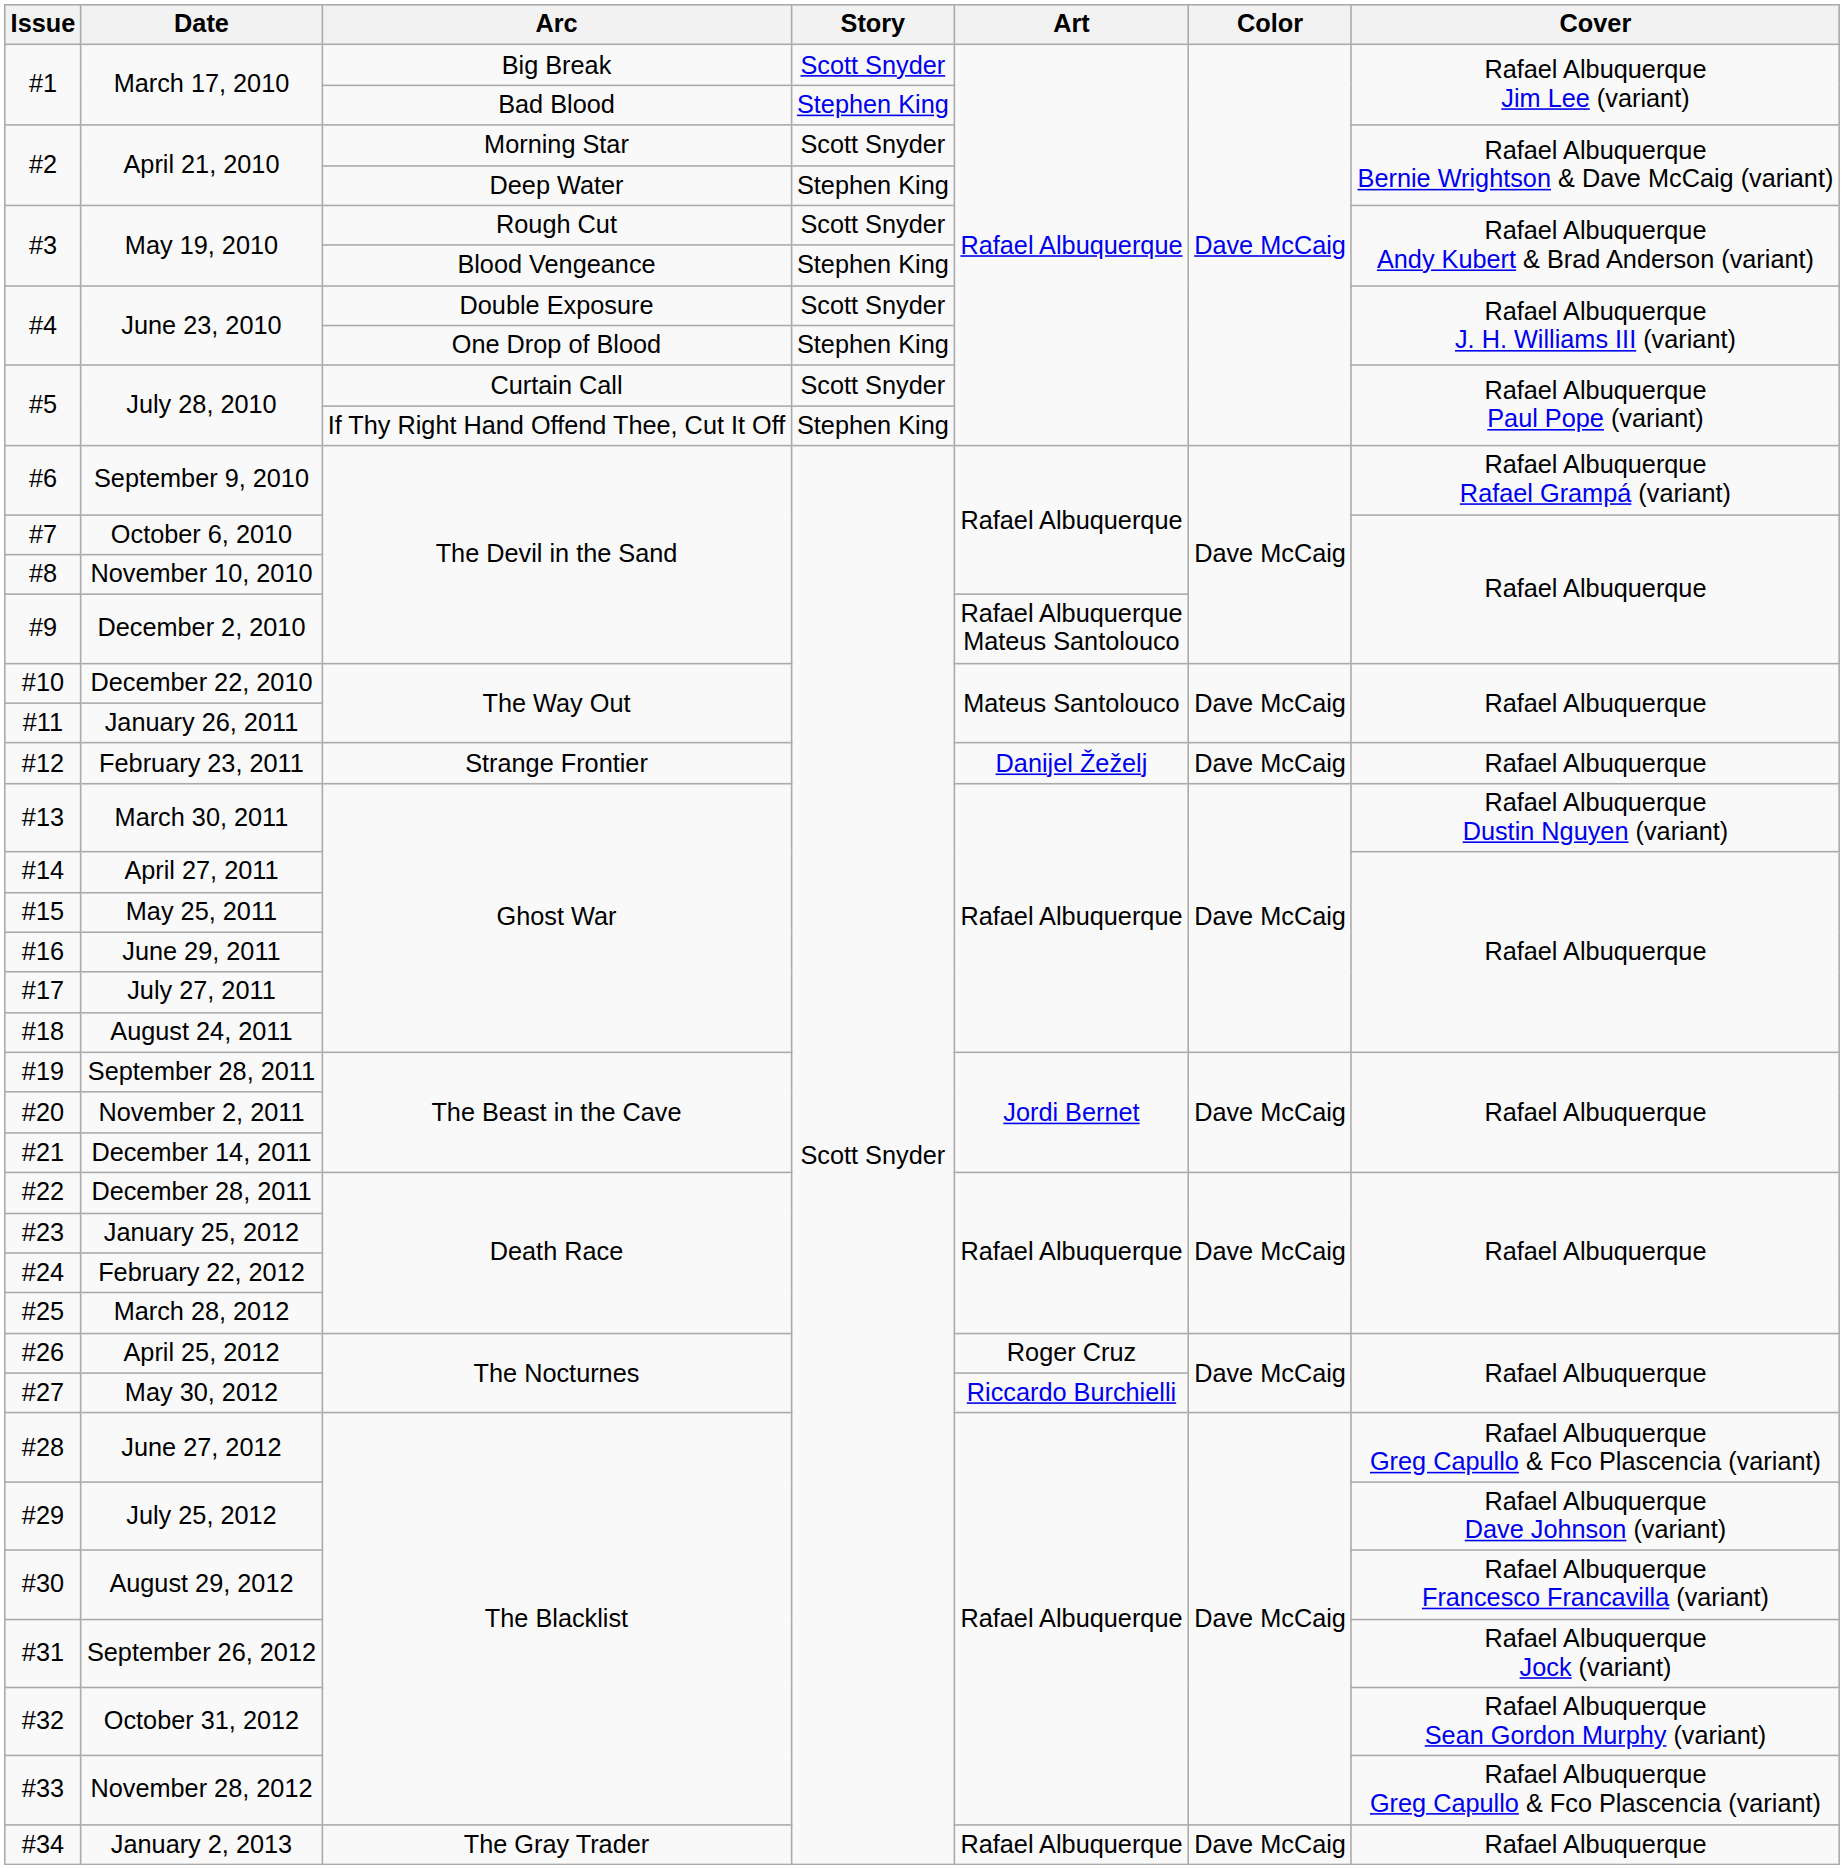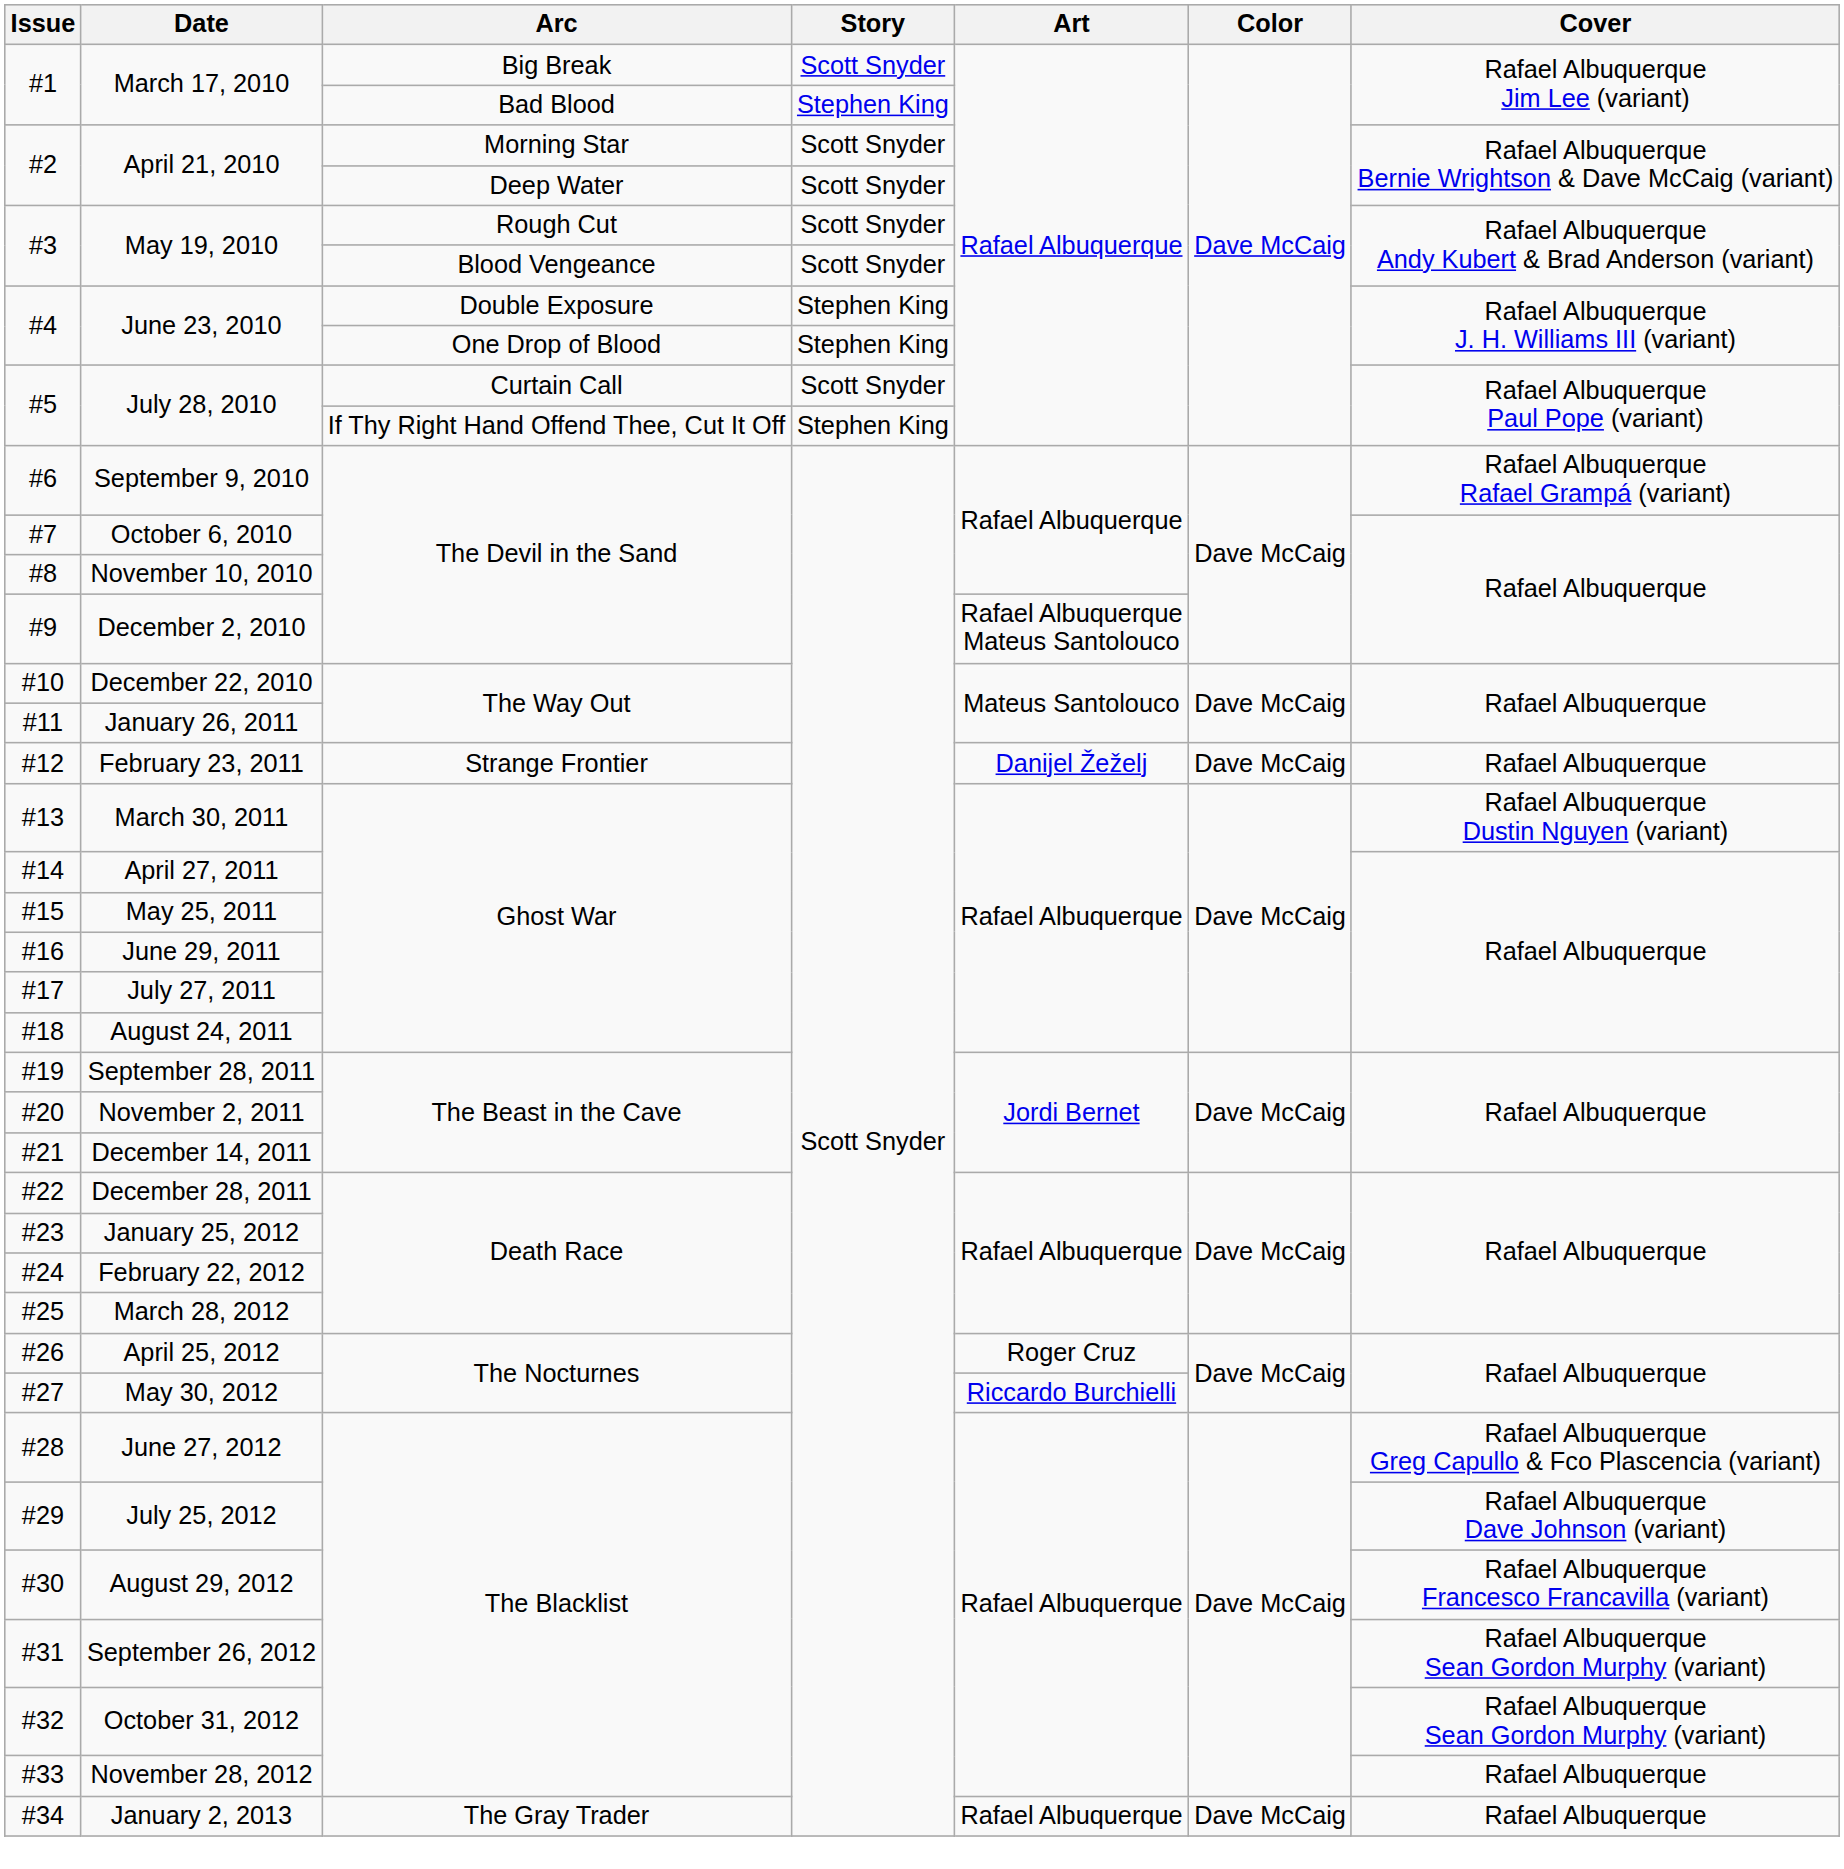(873, 184) Stephen King -> (873, 184) Scott Snyder
(873, 265) Stephen King -> (873, 265) Scott Snyder
(873, 305) Scott Snyder -> (873, 305) Stephen King
(1595, 1652) Rafael Albuquerque Jock (variant) -> (1595, 1652) Rafael Albuquerque Sean Gordon Murphy (variant)
(1595, 1789) Rafael Albuquerque Greg Capullo & Fco Plascencia (variant) -> (1595, 1775) Rafael Albuquerque
